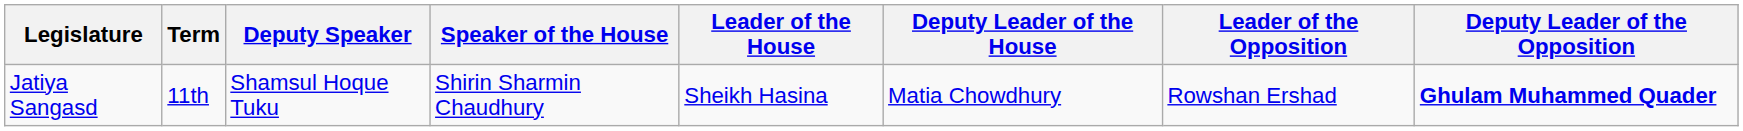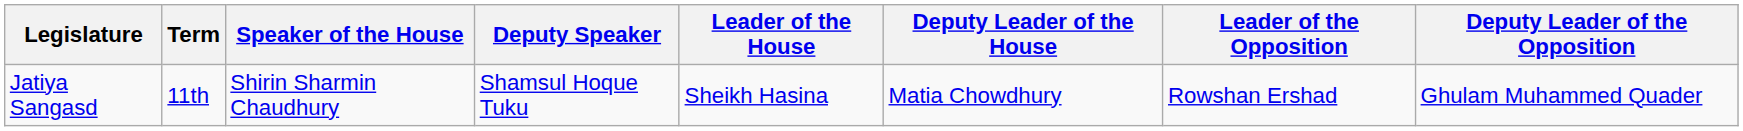columns swapped: (555, 34) <-> (328, 34)
(1568, 94) bold -> (1562, 94) normal
